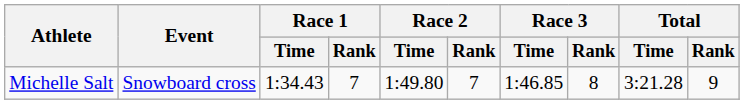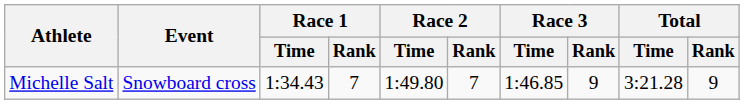(594, 83) 8 -> (594, 83) 9
